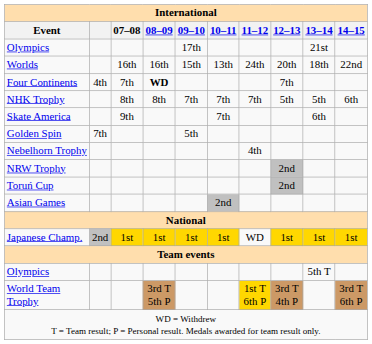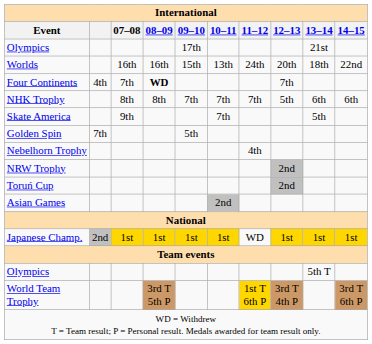(319, 99) 5th -> (319, 99) 6th
(319, 116) 6th -> (319, 116) 5th
